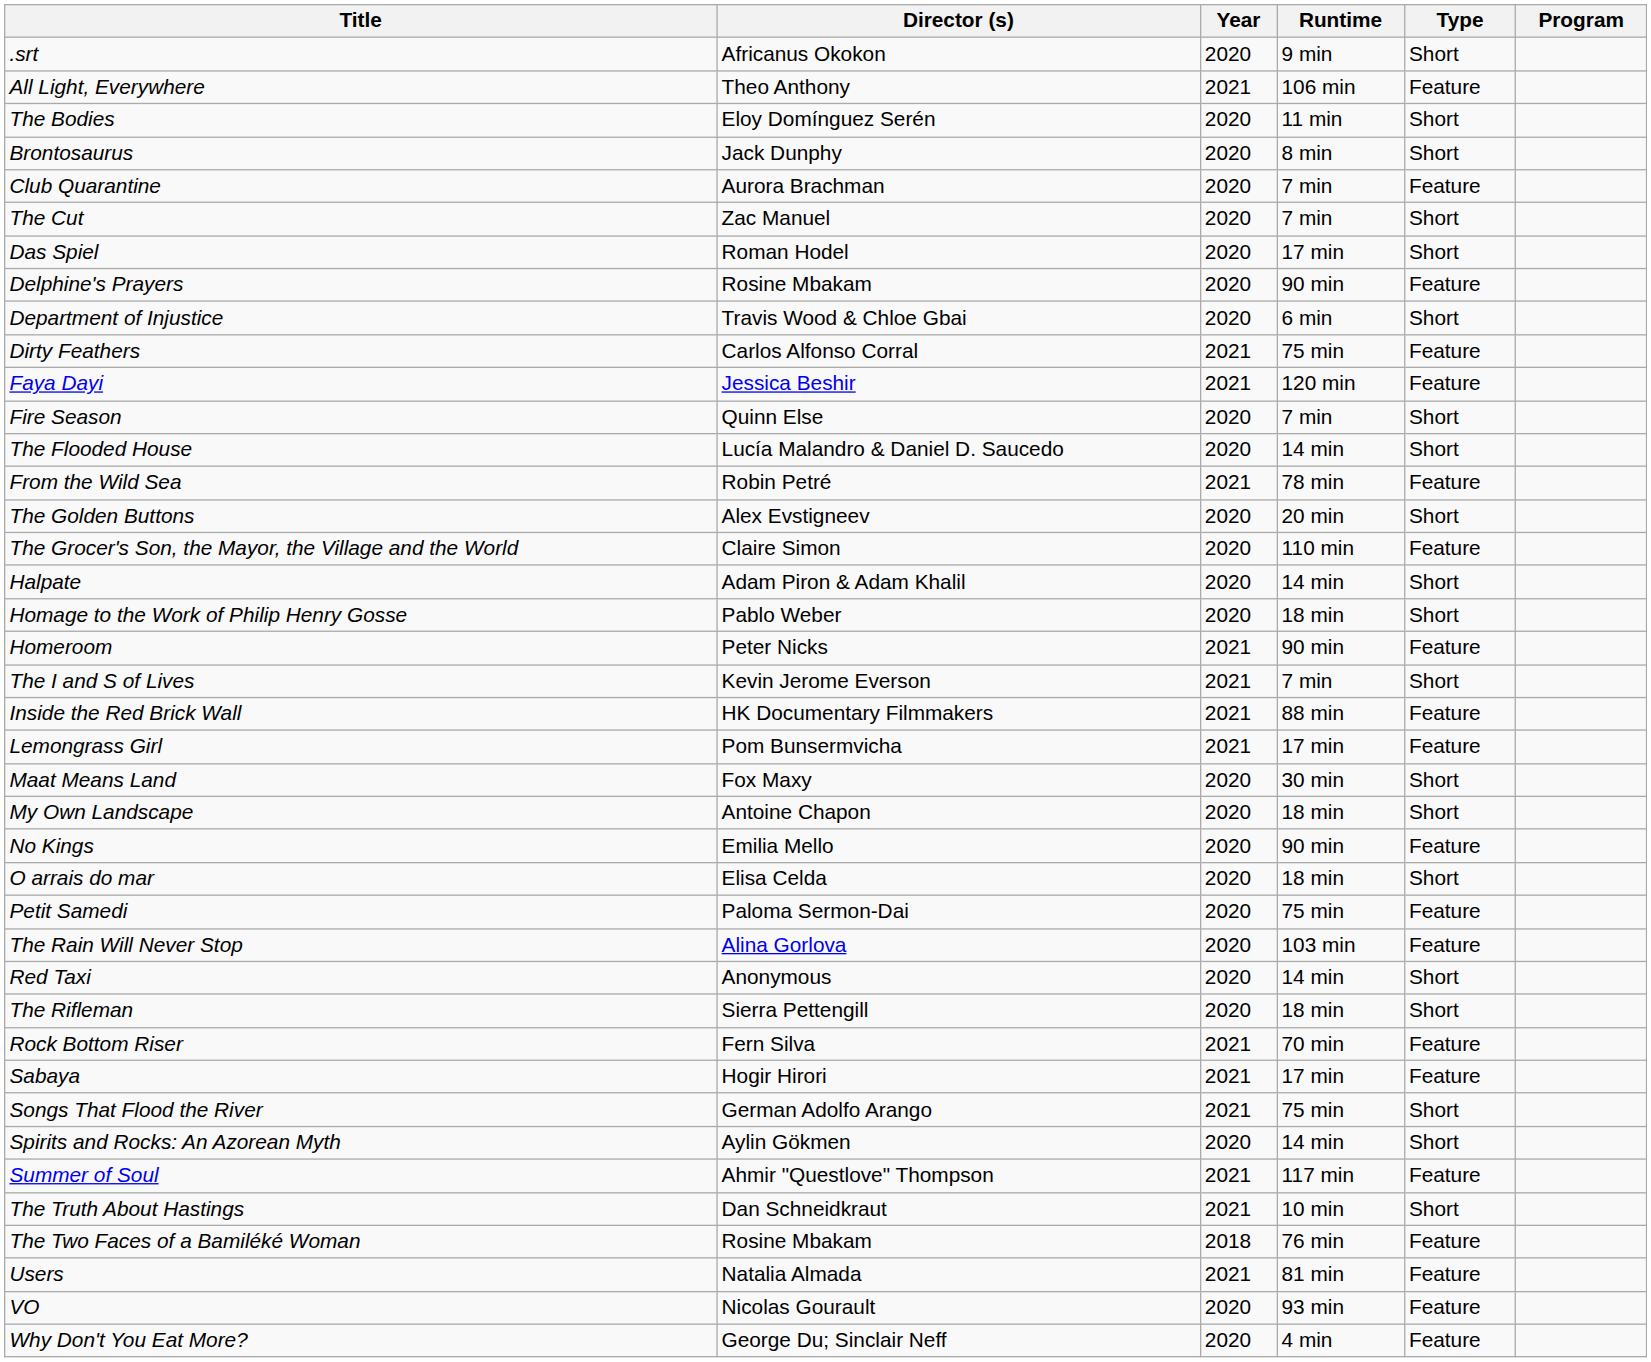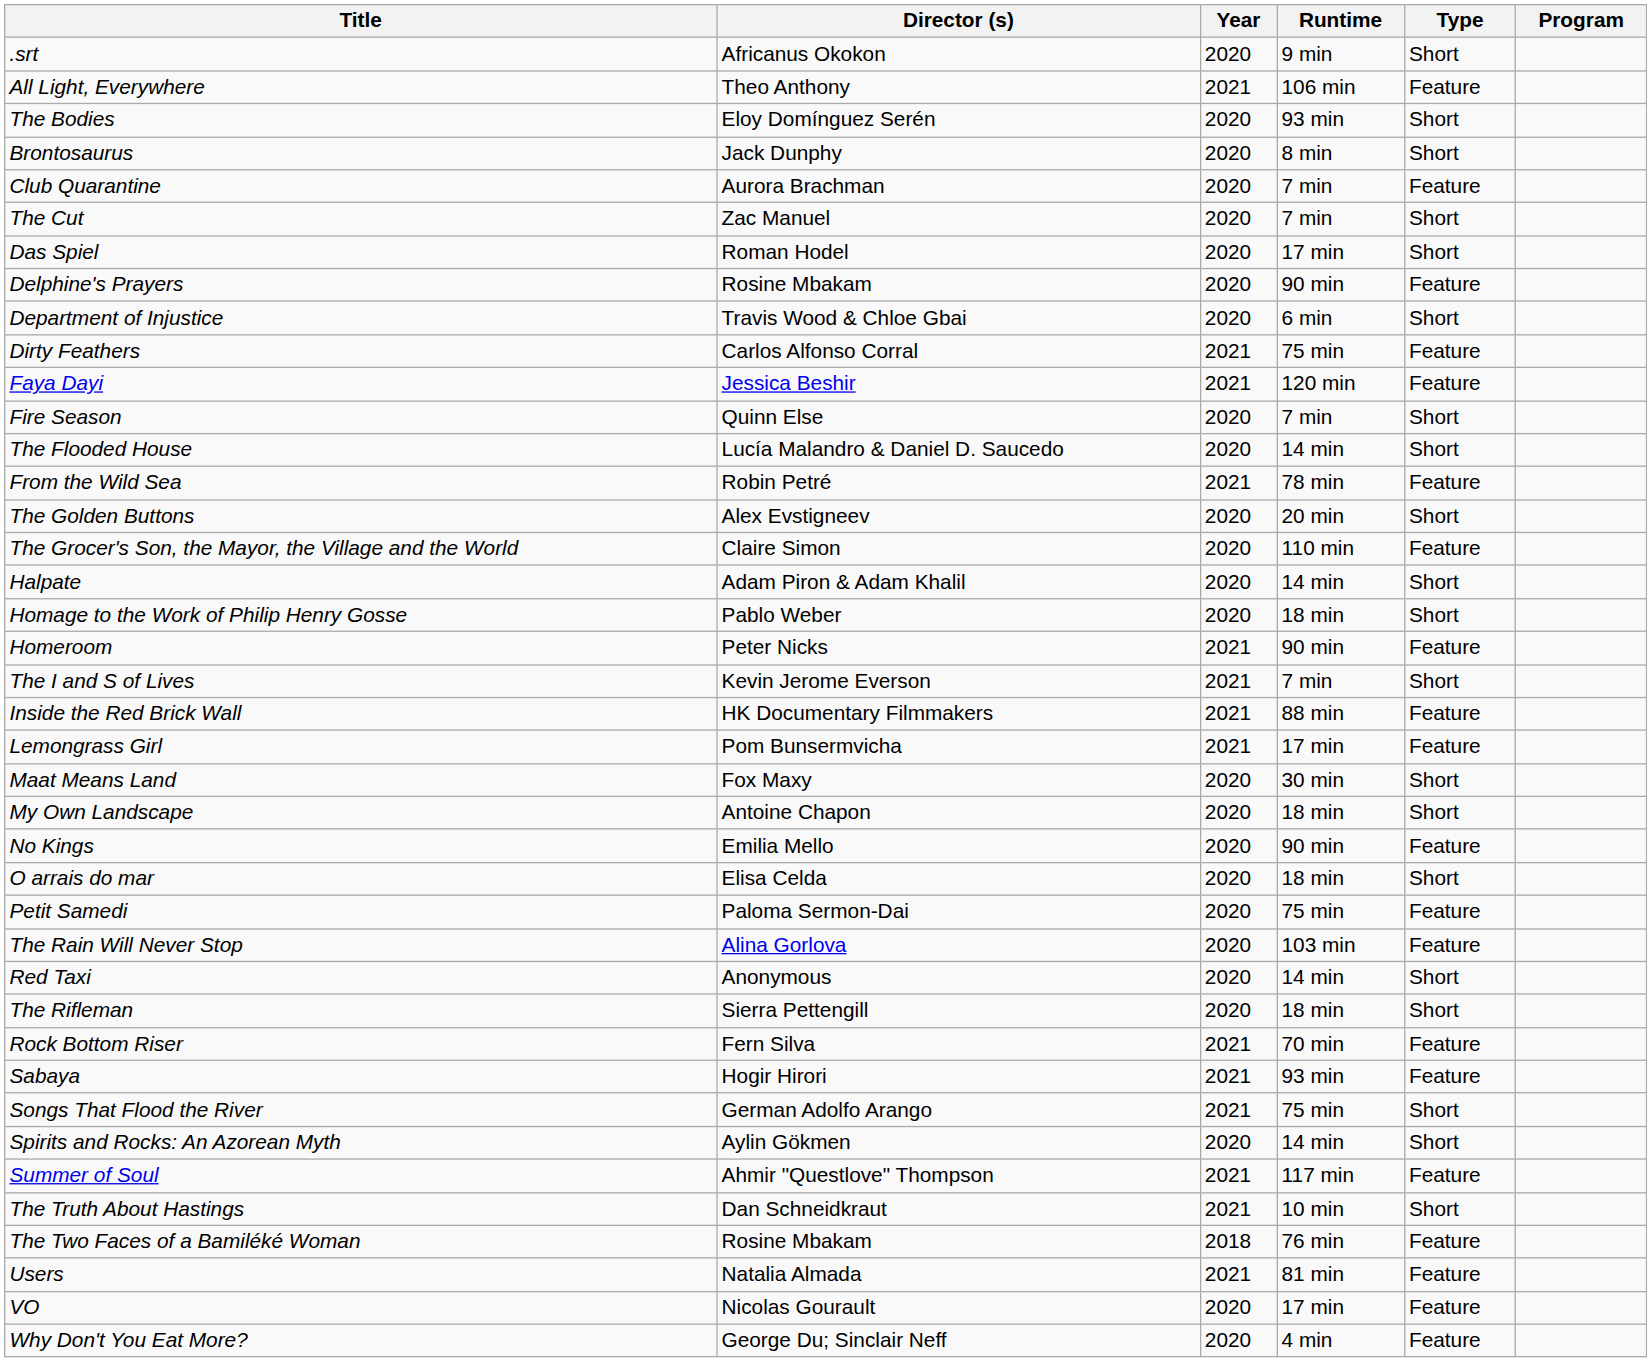(1312, 119) 11 min -> (1313, 119) 93 min
(1313, 1076) 17 min -> (1313, 1076) 93 min
(1313, 1307) 93 min -> (1313, 1307) 17 min
